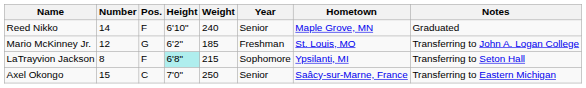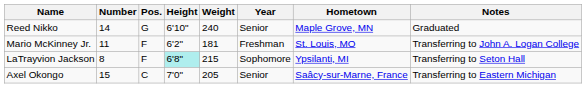(144, 28) F -> (145, 28) G
(105, 43) 12 -> (104, 43) 11
(145, 43) G -> (144, 43) F
(210, 43) 185 -> (210, 43) 181
(210, 75) 250 -> (210, 75) 205
